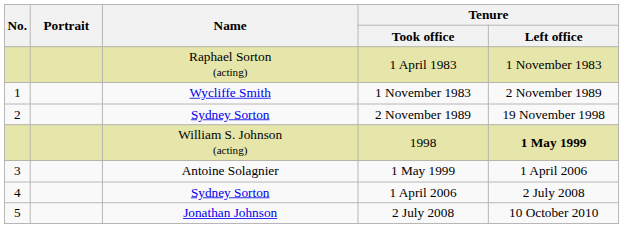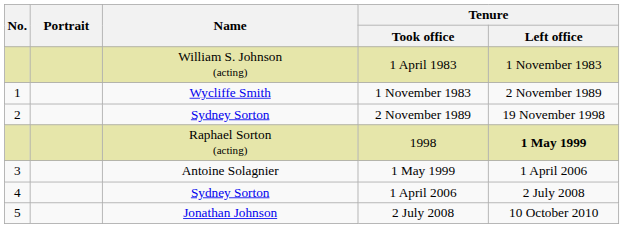(230, 64) Raphael Sorton (acting) -> (230, 64) William S. Johnson (acting)
(230, 142) William S. Johnson (acting) -> (230, 142) Raphael Sorton (acting)
